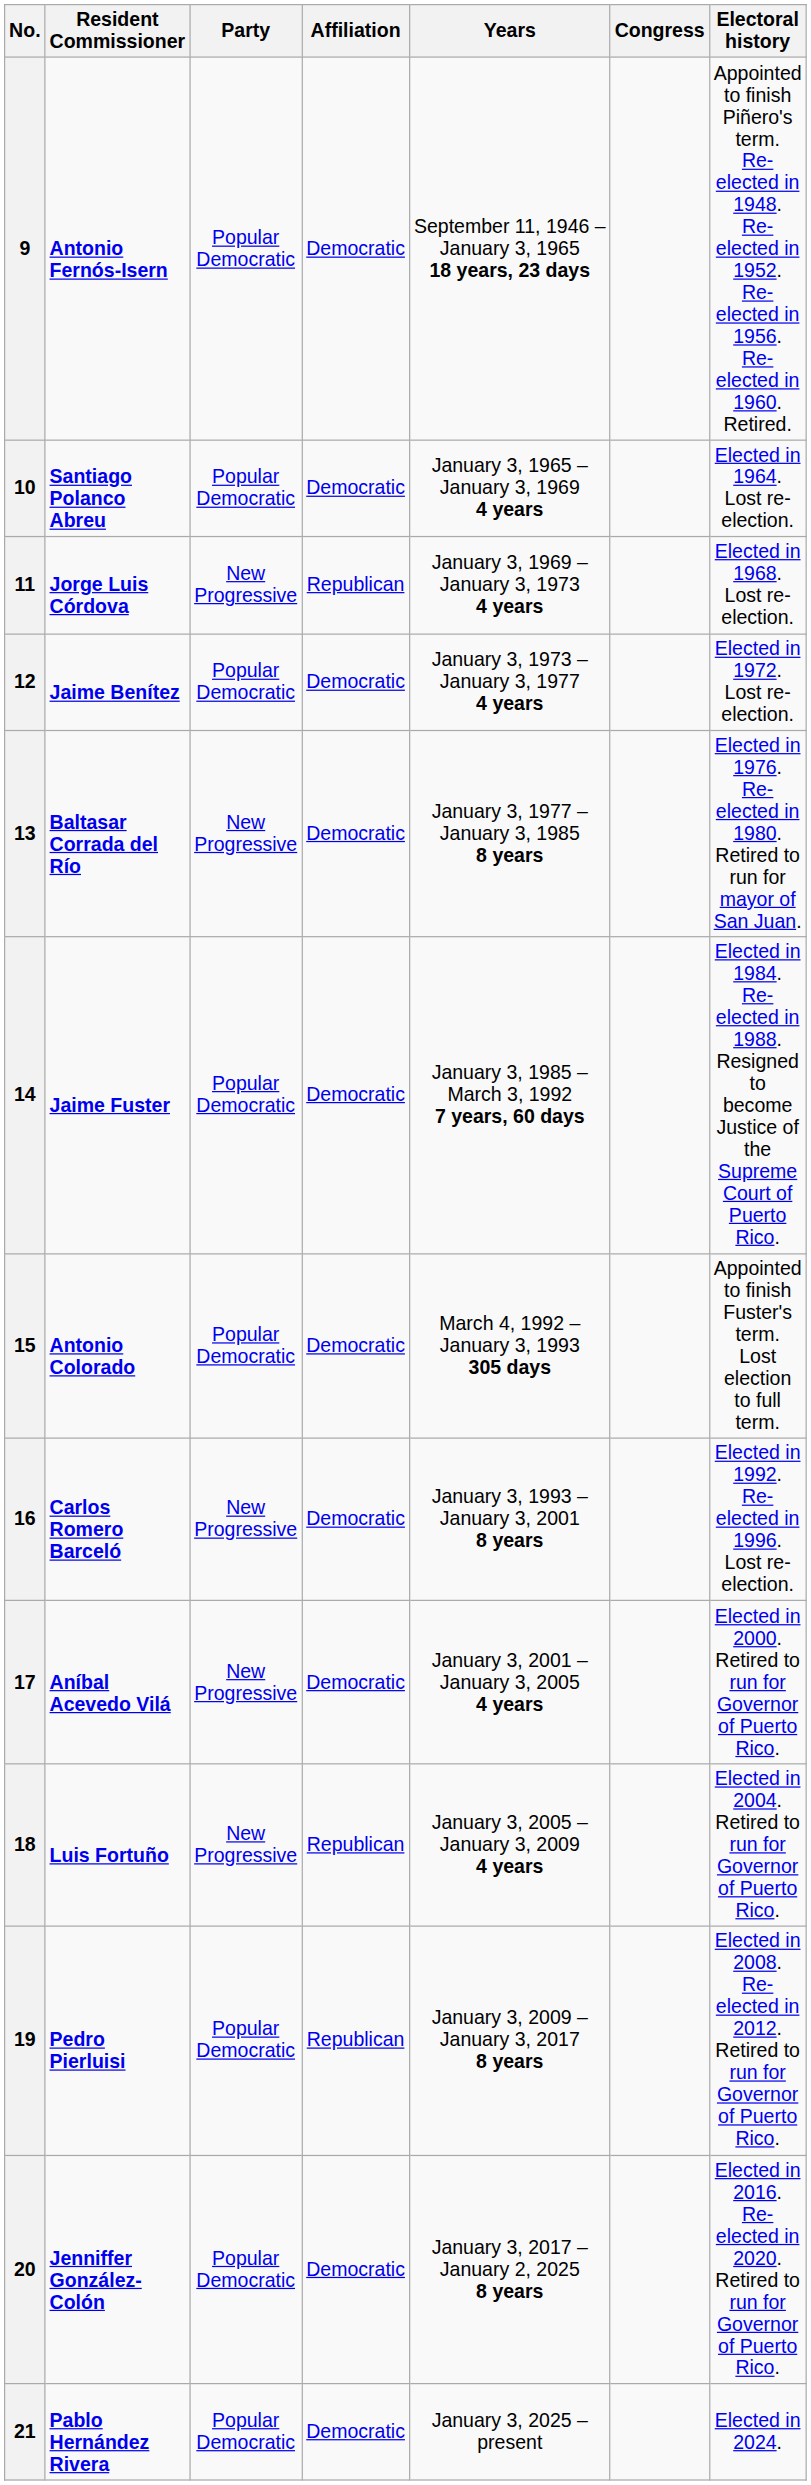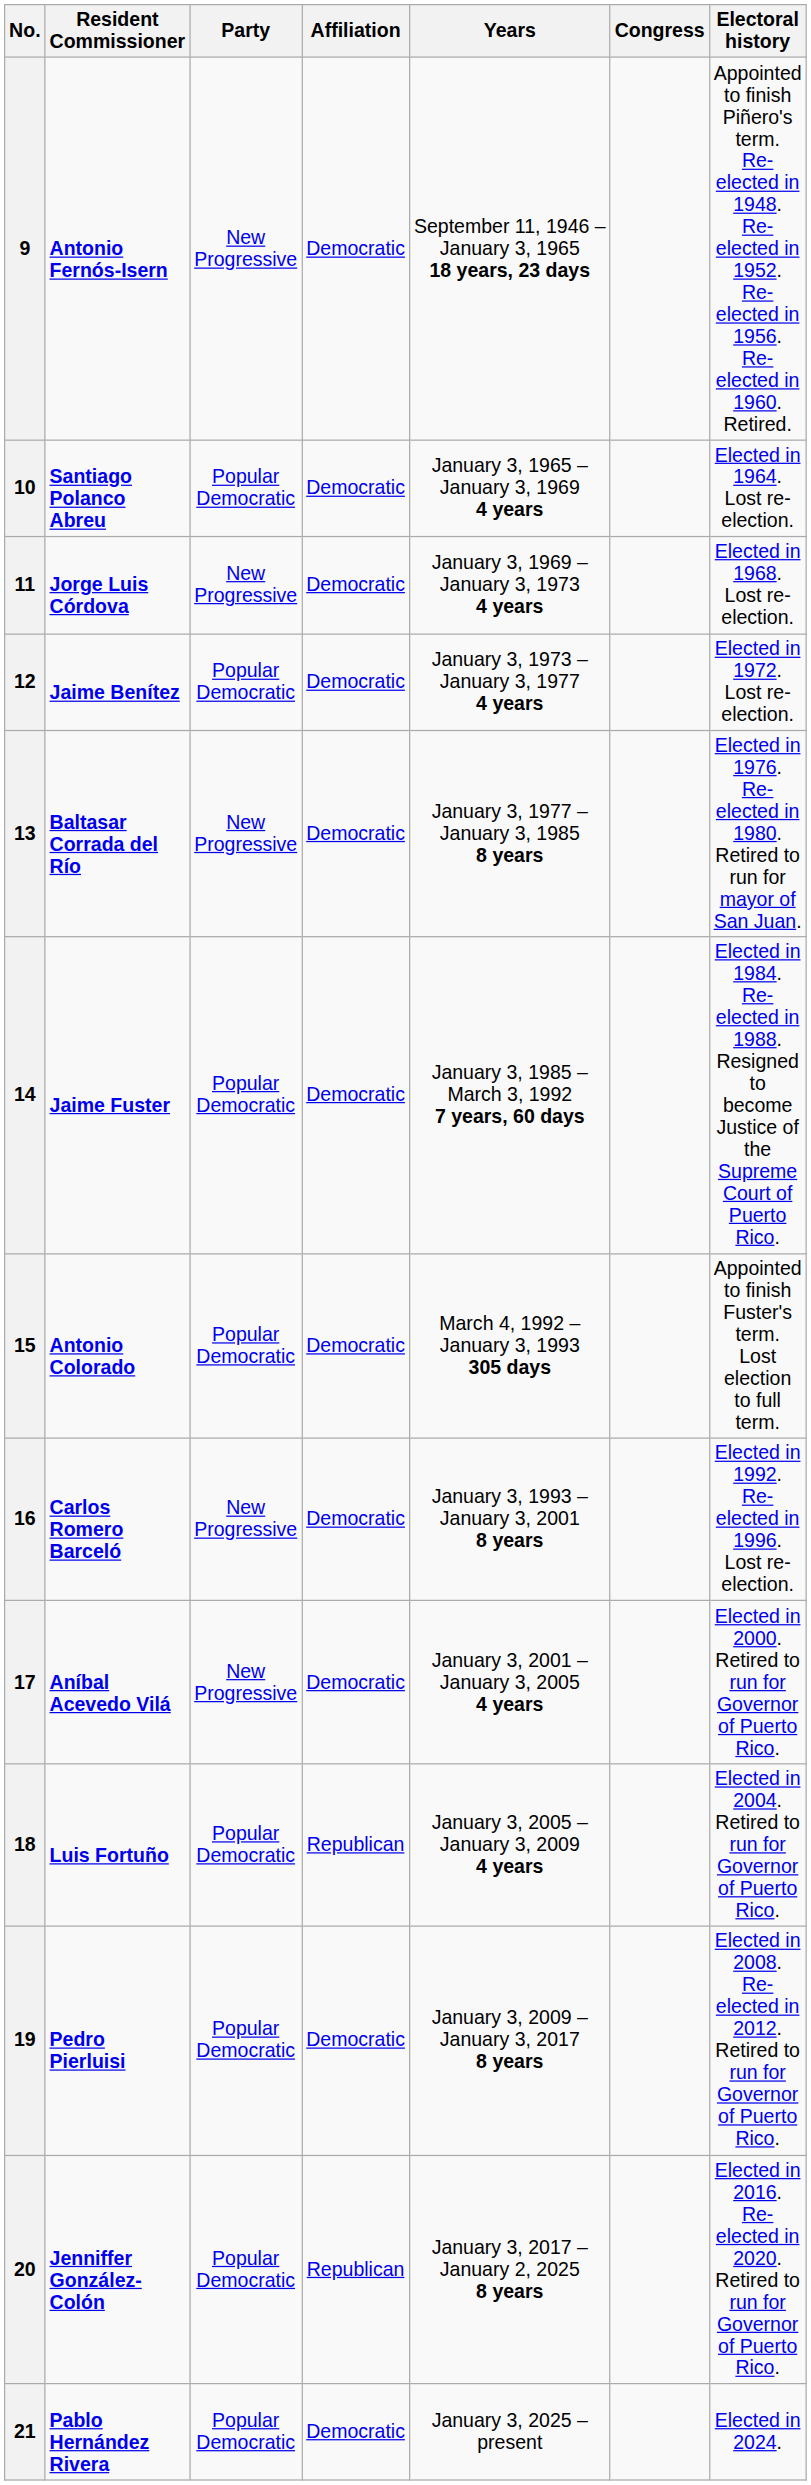(246, 248) Popular Democratic -> (246, 248) New Progressive
(356, 584) Republican -> (356, 584) Democratic
(246, 1844) New Progressive -> (246, 1844) Popular Democratic
(356, 2040) Republican -> (356, 2040) Democratic
(356, 2269) Democratic -> (356, 2269) Republican
